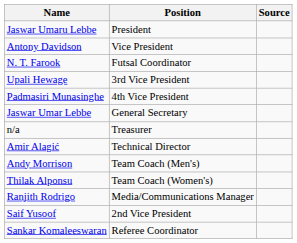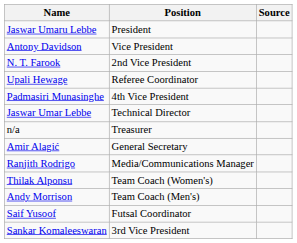(151, 63) Futsal Coordinator -> (151, 63) 2nd Vice President
(151, 79) 3rd Vice President -> (155, 79) Referee Coordinator
(150, 113) General Secretary -> (151, 113) Technical Director
(151, 146) Technical Director -> (150, 146) General Secretary
rows swapped: (39, 163) <-> (41, 197)
(151, 213) 2nd Vice President -> (151, 213) Futsal Coordinator
(155, 230) Referee Coordinator -> (151, 230) 3rd Vice President
